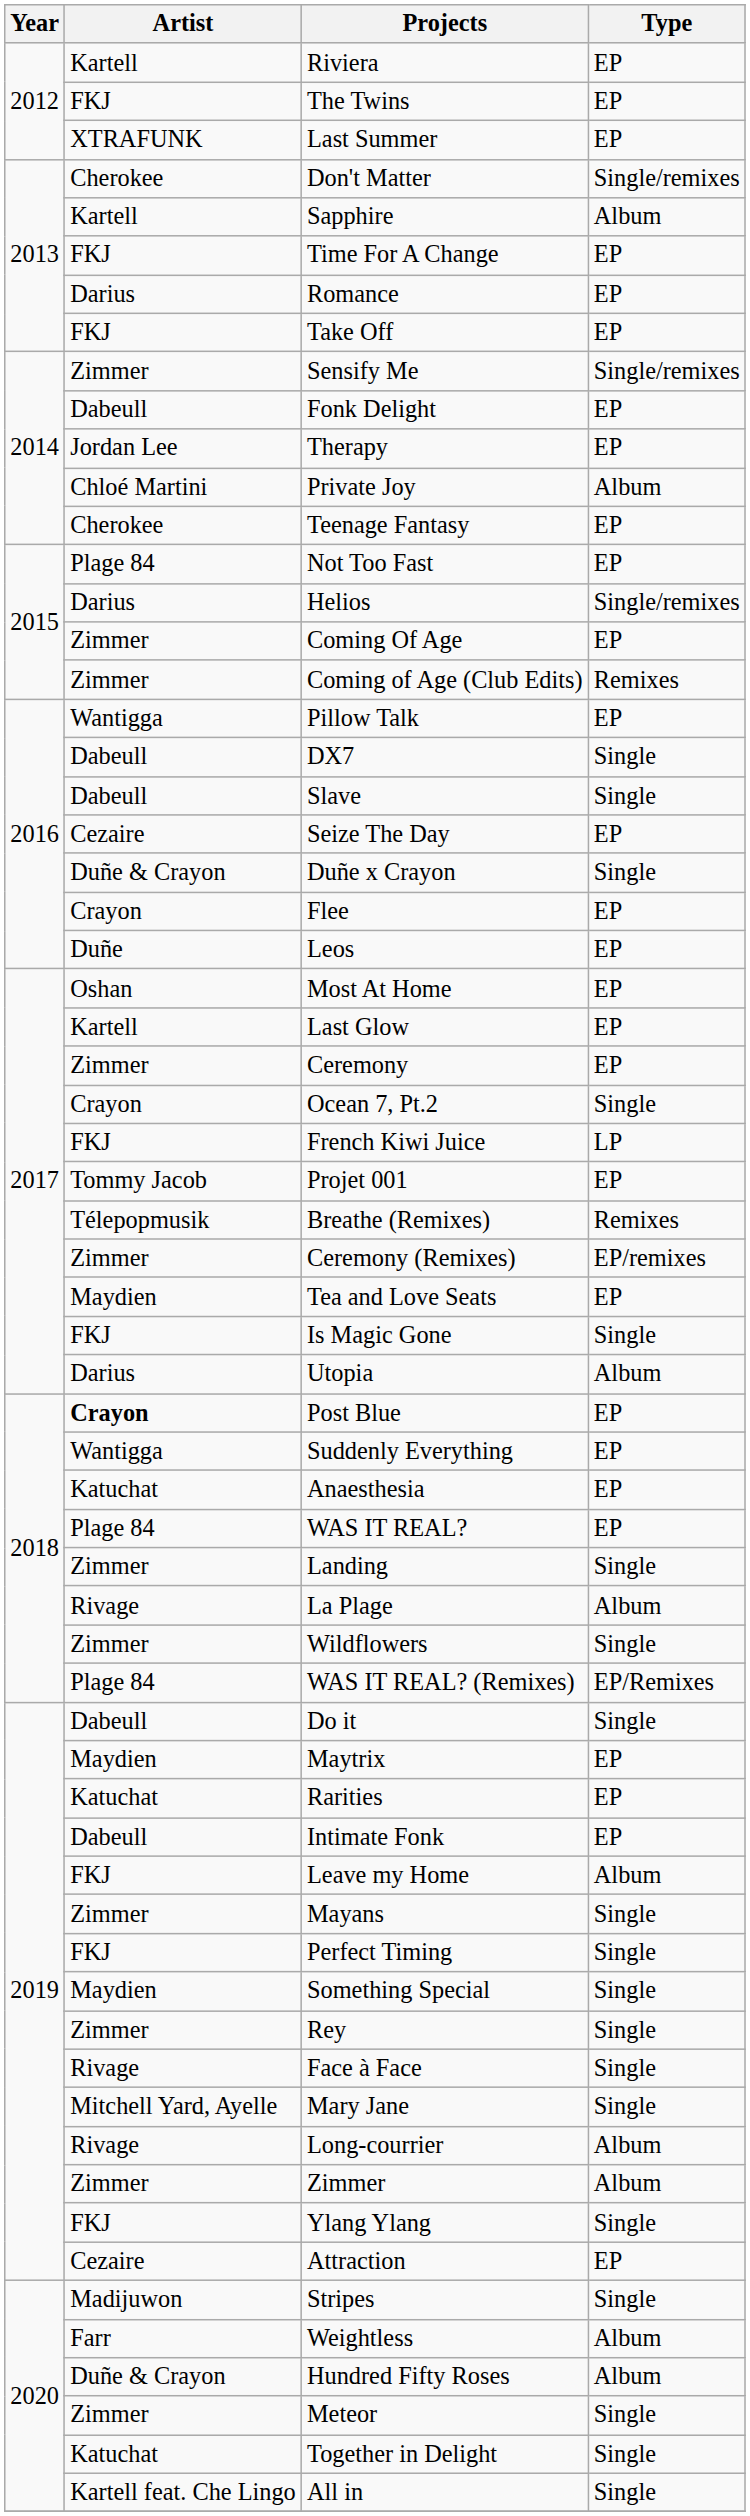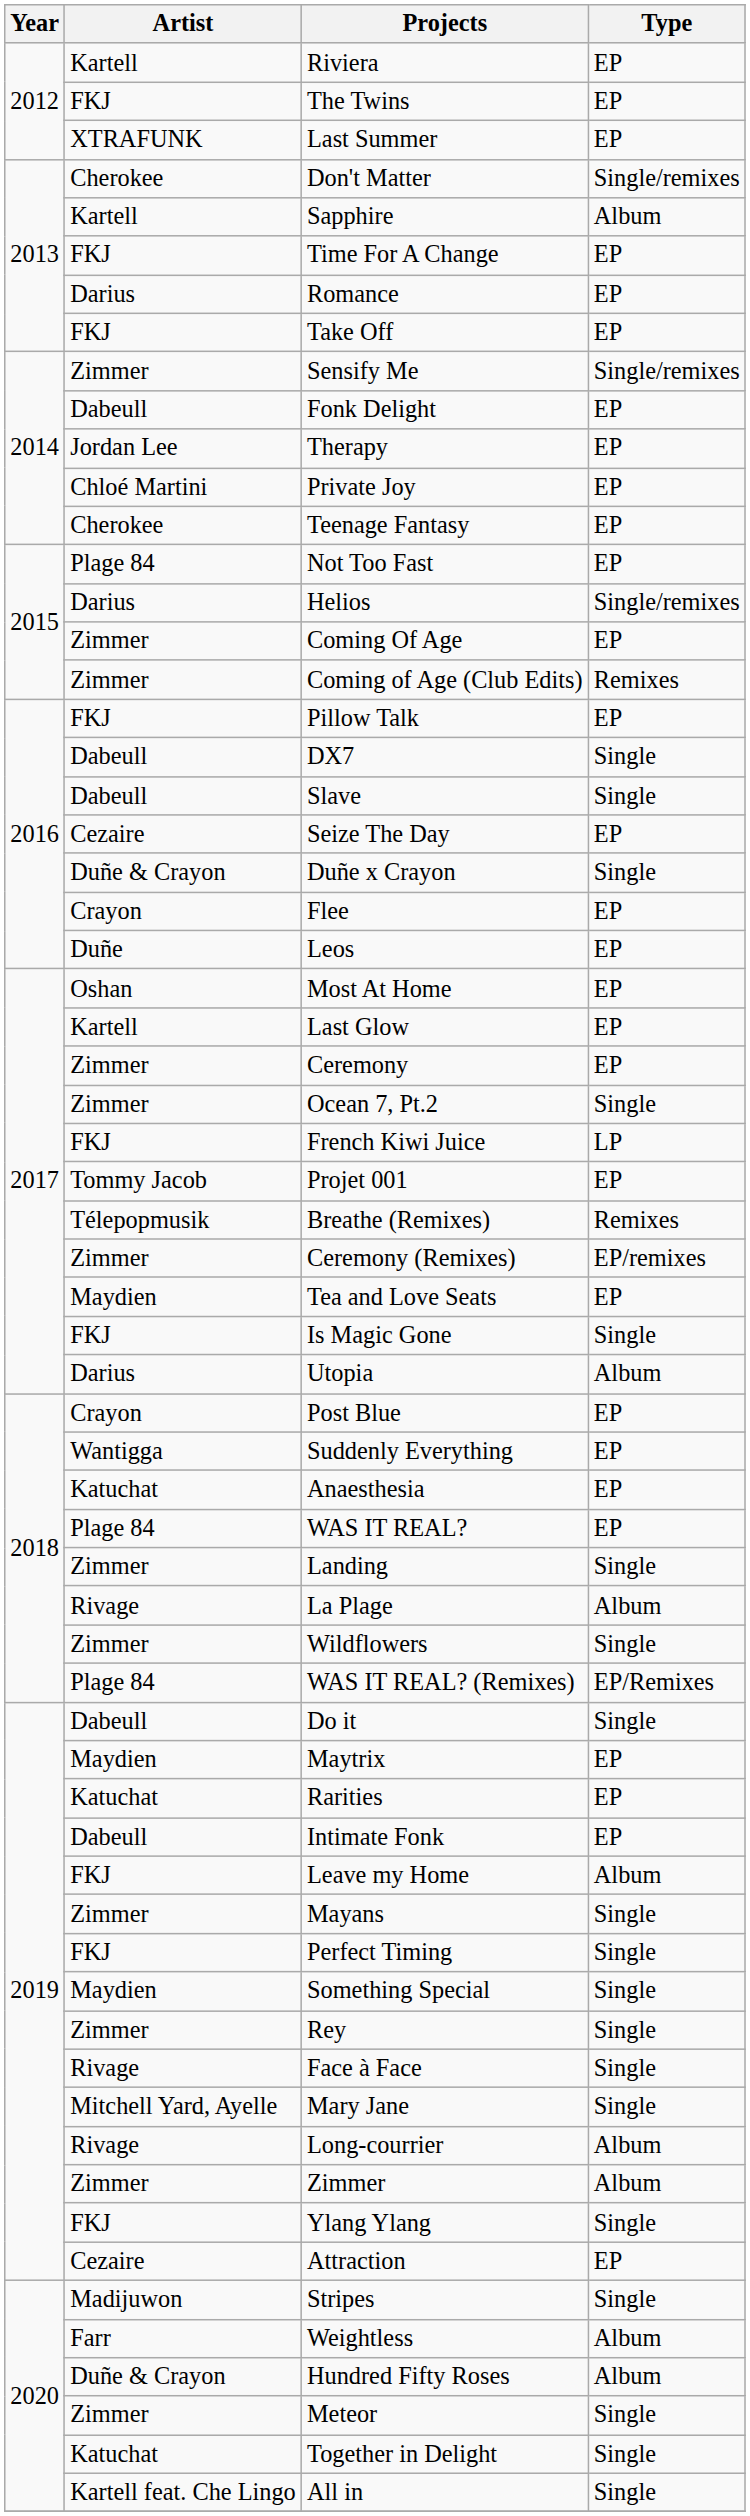(628, 486) Album -> (608, 486) EP
(117, 718) Wantigga -> (90, 718) FKJ
(106, 1103) Crayon -> (109, 1103) Zimmer
(109, 1412) bold -> (106, 1412) normal
